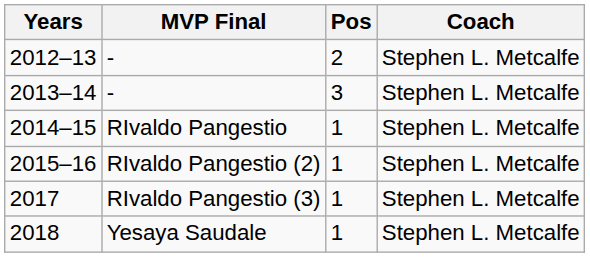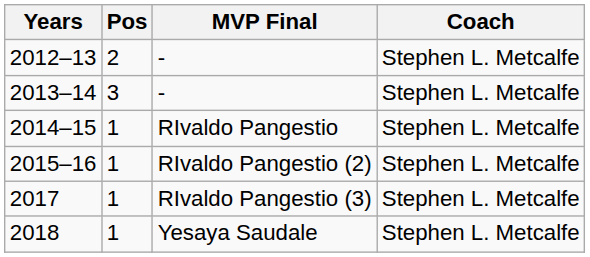columns swapped: (351, 22) <-> (214, 22)
